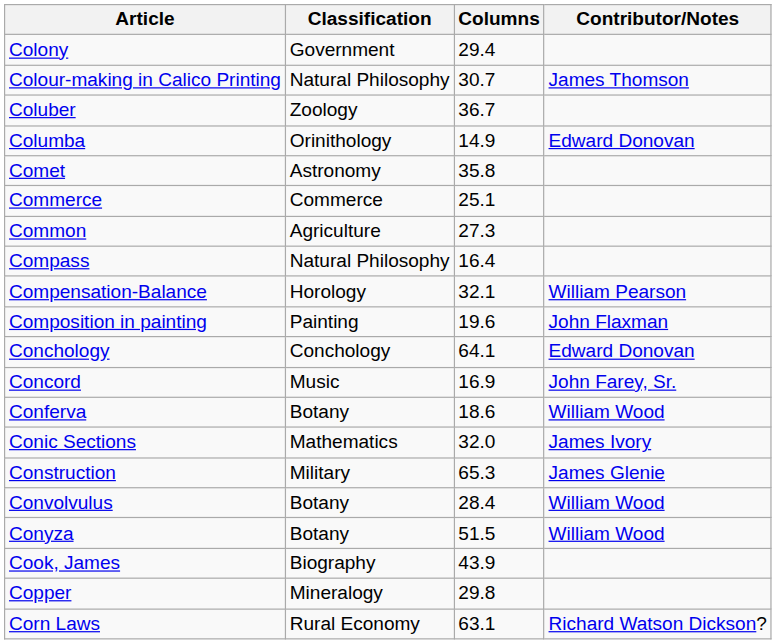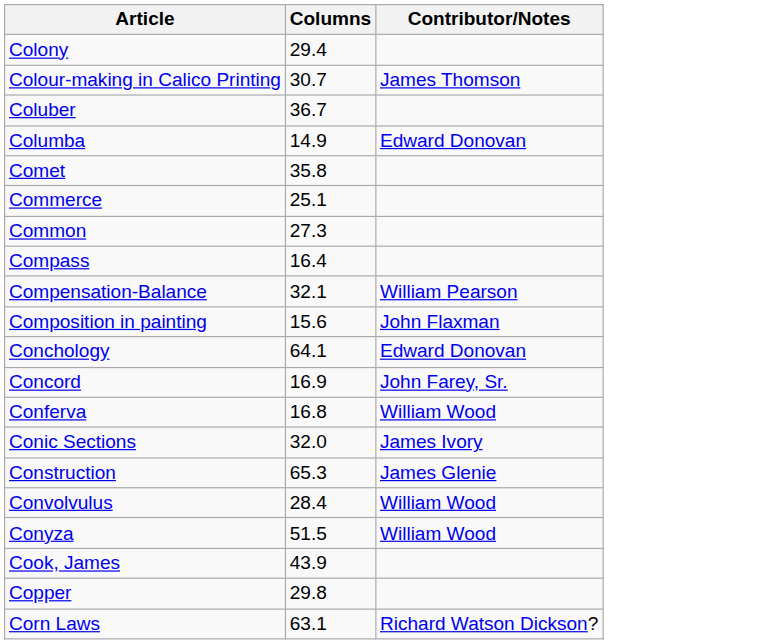- column: (370, 19)
(477, 321) 19.6 -> (308, 321) 15.6
(477, 412) 18.6 -> (308, 412) 16.8
